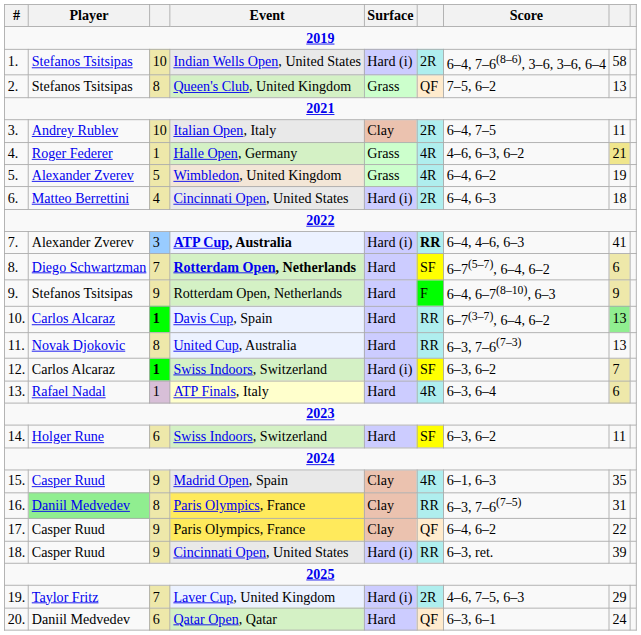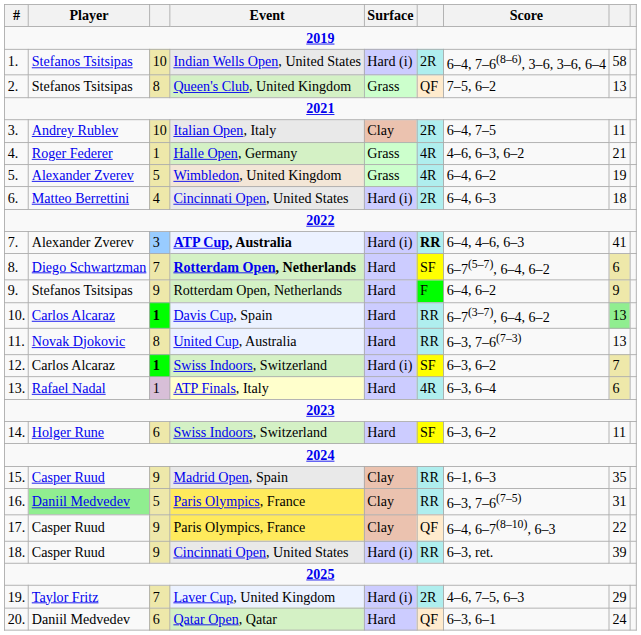(620, 153) khaki background -> (620, 153) no background
(501, 293) 6–4, 6–7(8–10), 6–3 -> (471, 291) 6–4, 6–2
(428, 481) 4R -> (429, 477) RR
(156, 505) 8 -> (156, 501) 5
(471, 529) 6–4, 6–2 -> (501, 527) 6–4, 6–7(8–10), 6–3
